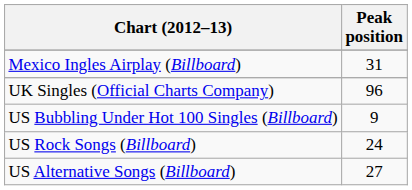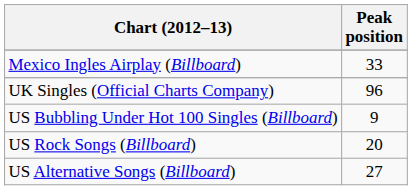(374, 63) 31 -> (374, 63) 33
(374, 144) 24 -> (374, 144) 20
